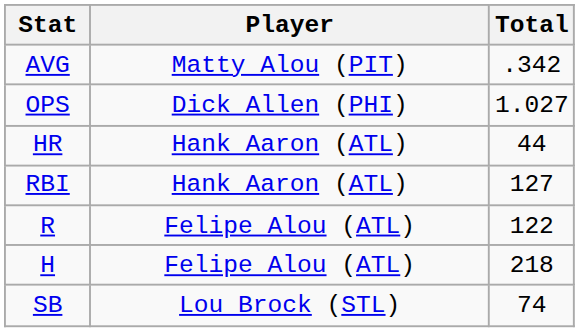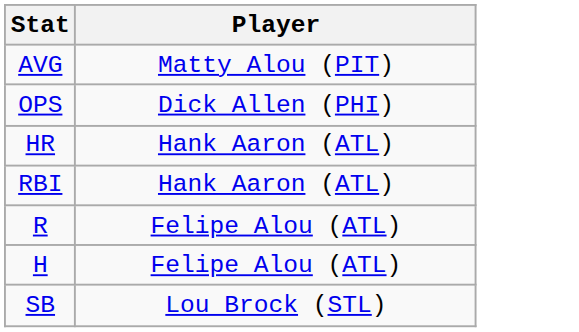- column: (532, 25)
